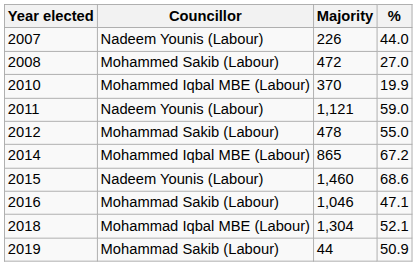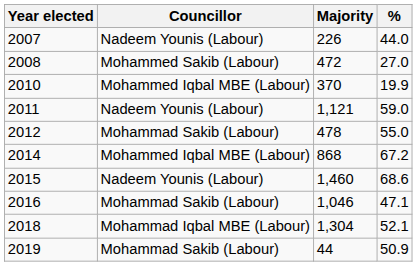(329, 156) 865 -> (329, 156) 868
